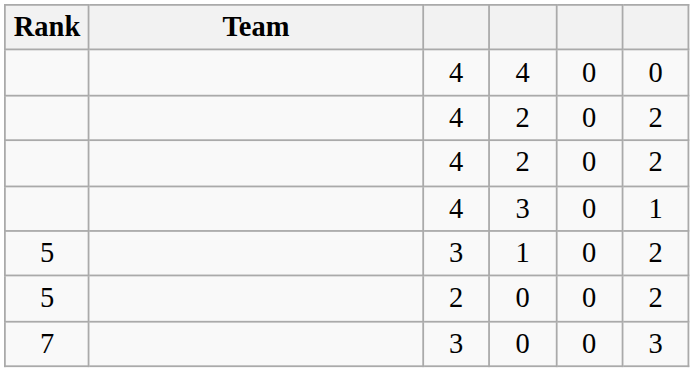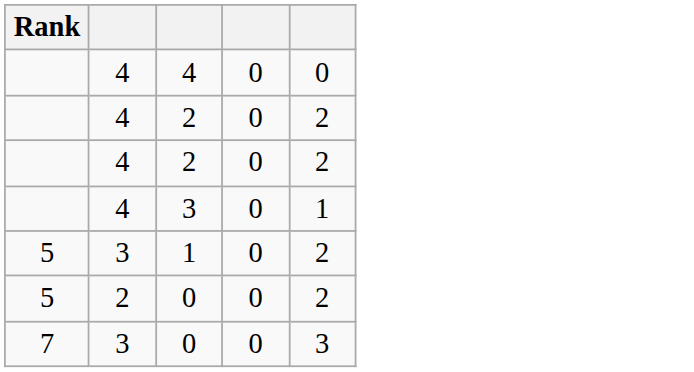- column: (256, 27)
